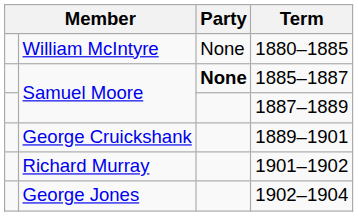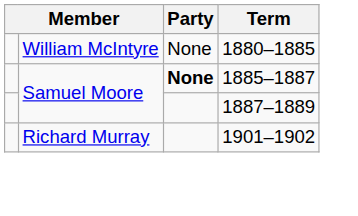- row: (302, 136)
- row: (302, 195)
